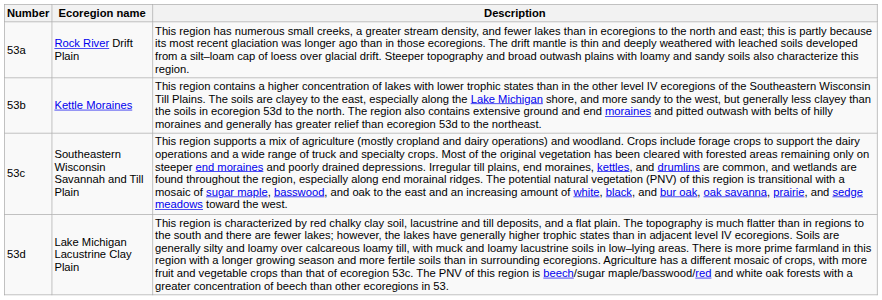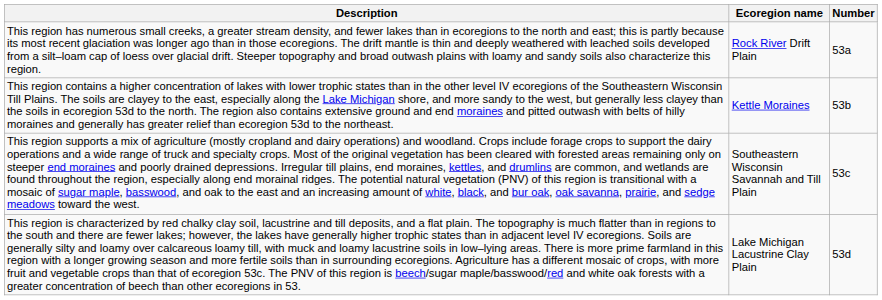columns swapped: (28, 13) <-> (515, 13)
